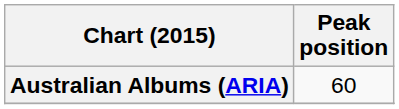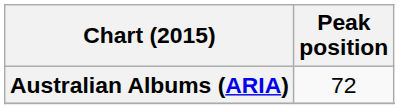(344, 84) 60 -> (344, 84) 72
